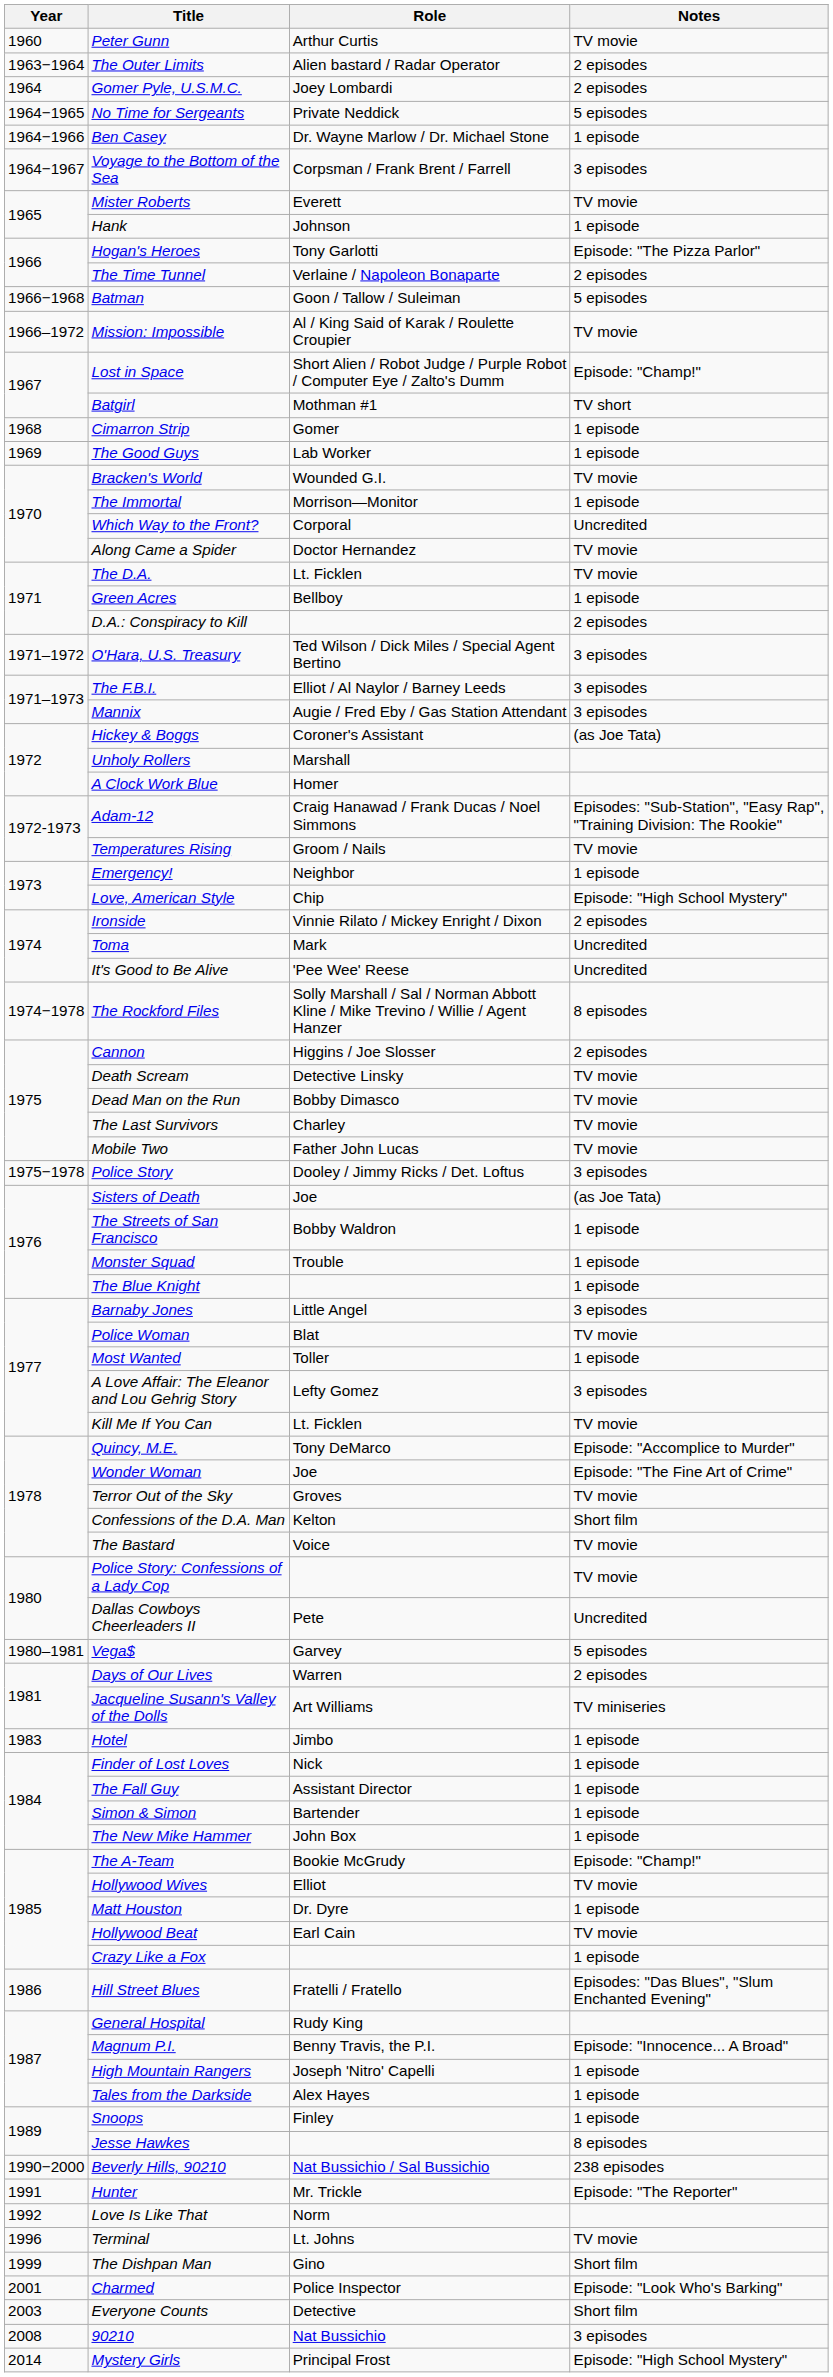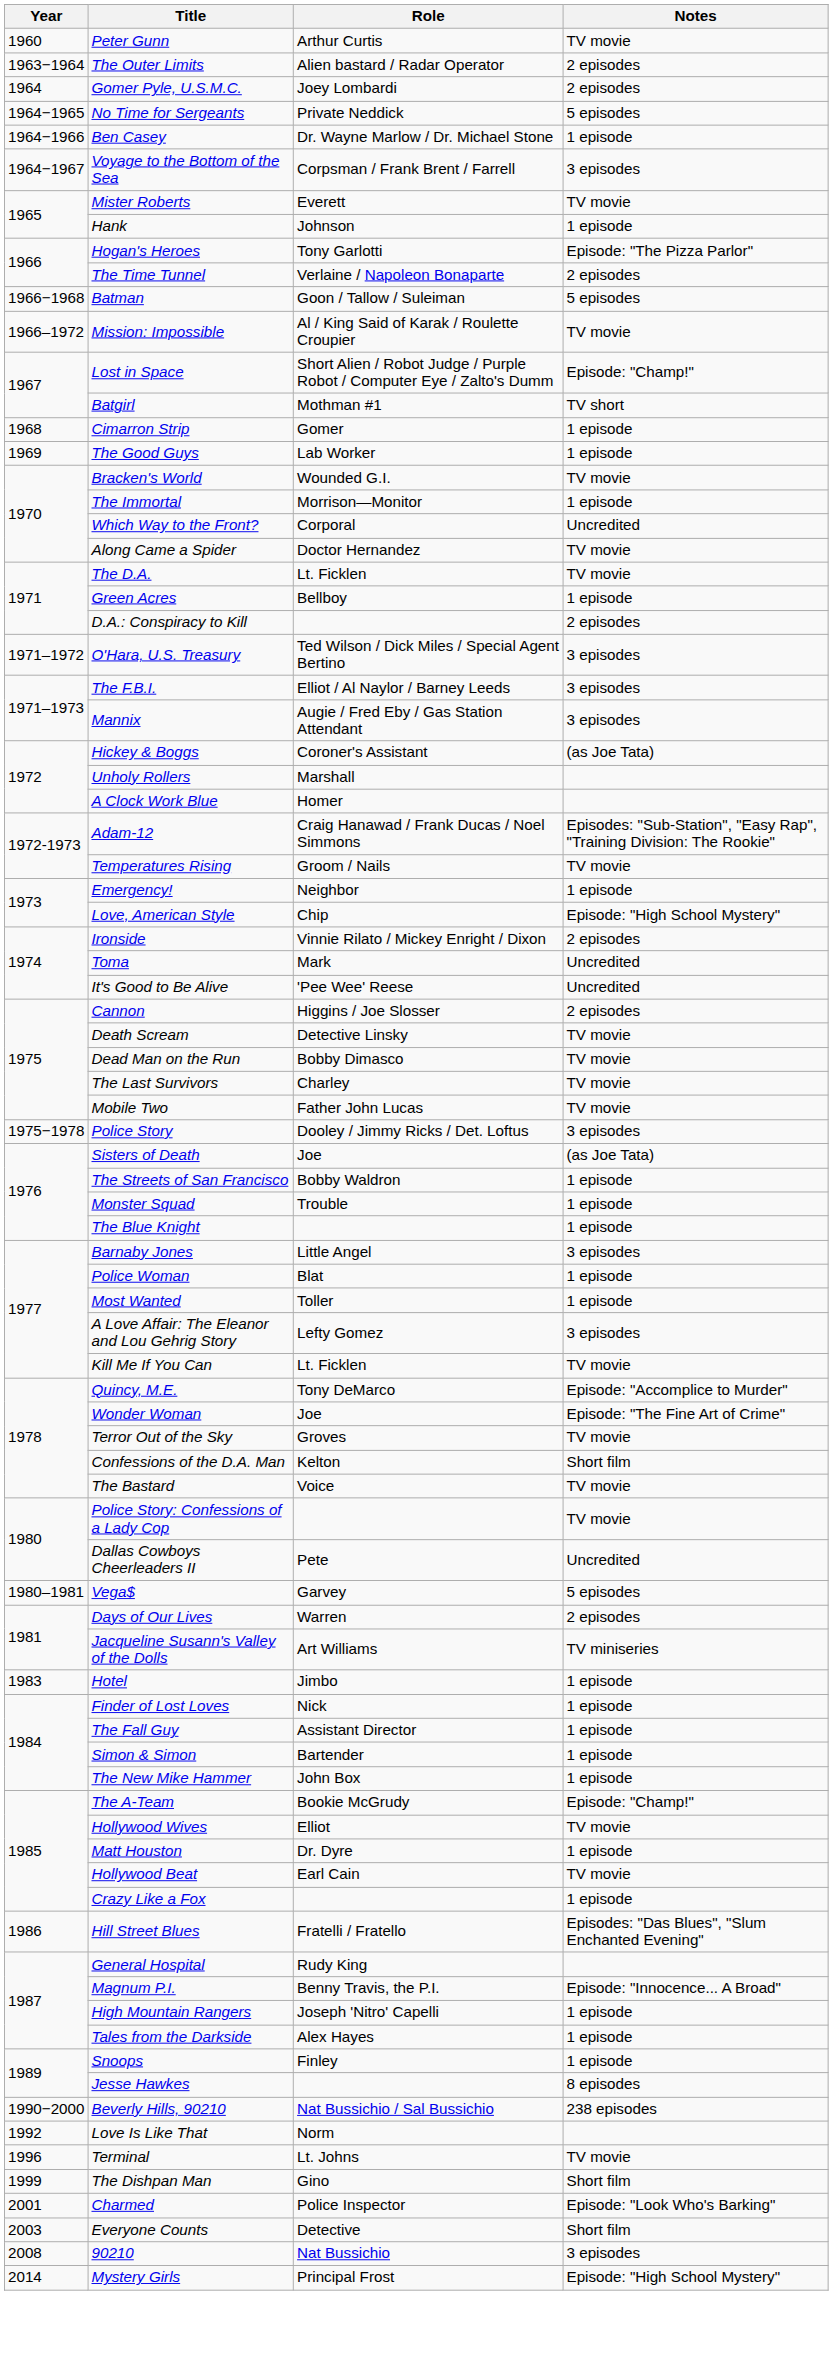- row: (155, 1011)
(606, 1334) TV movie -> (599, 1276) 1 episode
- row: (114, 2191)
